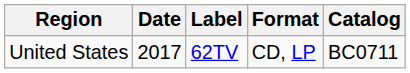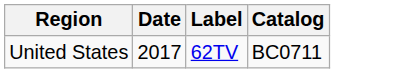- column: (285, 20)
